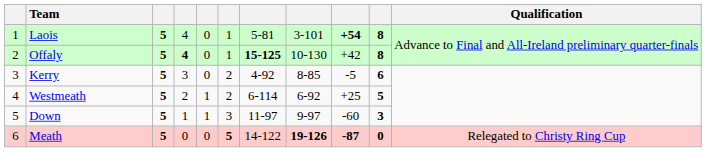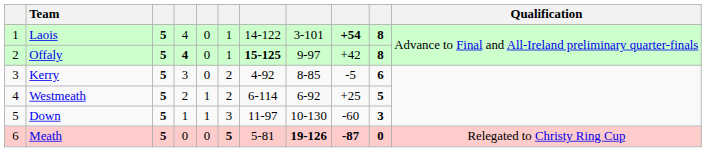(263, 34) 5-81 -> (263, 34) 14-122
(309, 55) 10-130 -> (309, 55) 9-97
(309, 116) 9-97 -> (309, 116) 10-130
(263, 136) 14-122 -> (263, 136) 5-81
